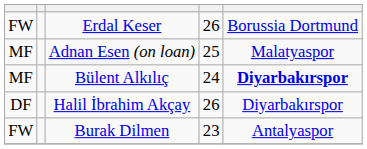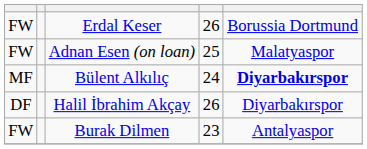(21, 51) MF -> (21, 51) FW
